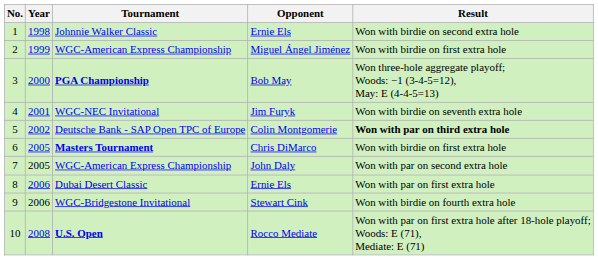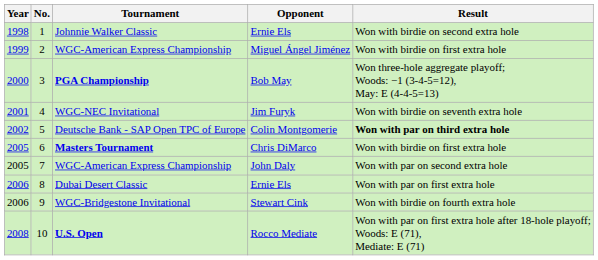columns swapped: (15, 13) <-> (39, 13)
